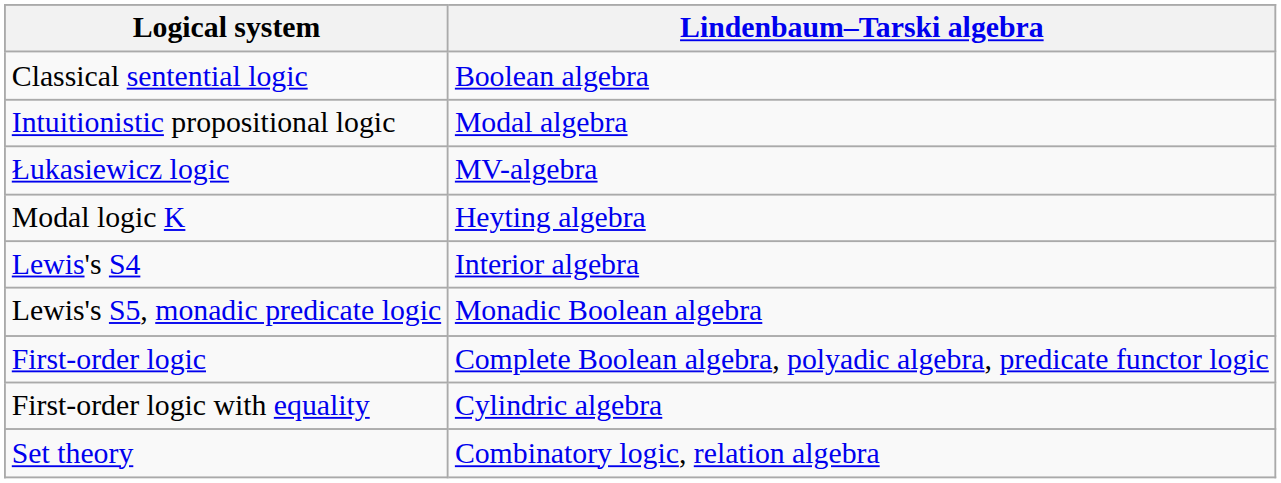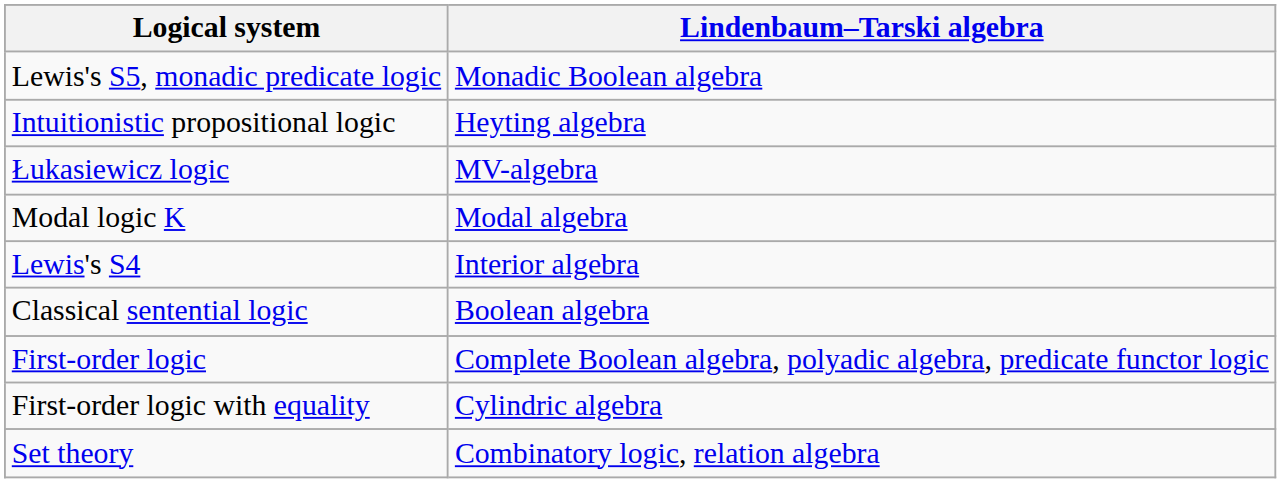rows swapped: (160, 75) <-> (226, 311)
(541, 122) Modal algebra -> (550, 122) Heyting algebra
(550, 216) Heyting algebra -> (541, 216) Modal algebra
